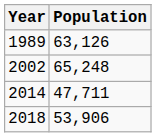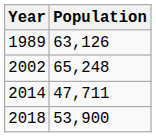(81, 119) 53,906 -> (81, 119) 53,900
